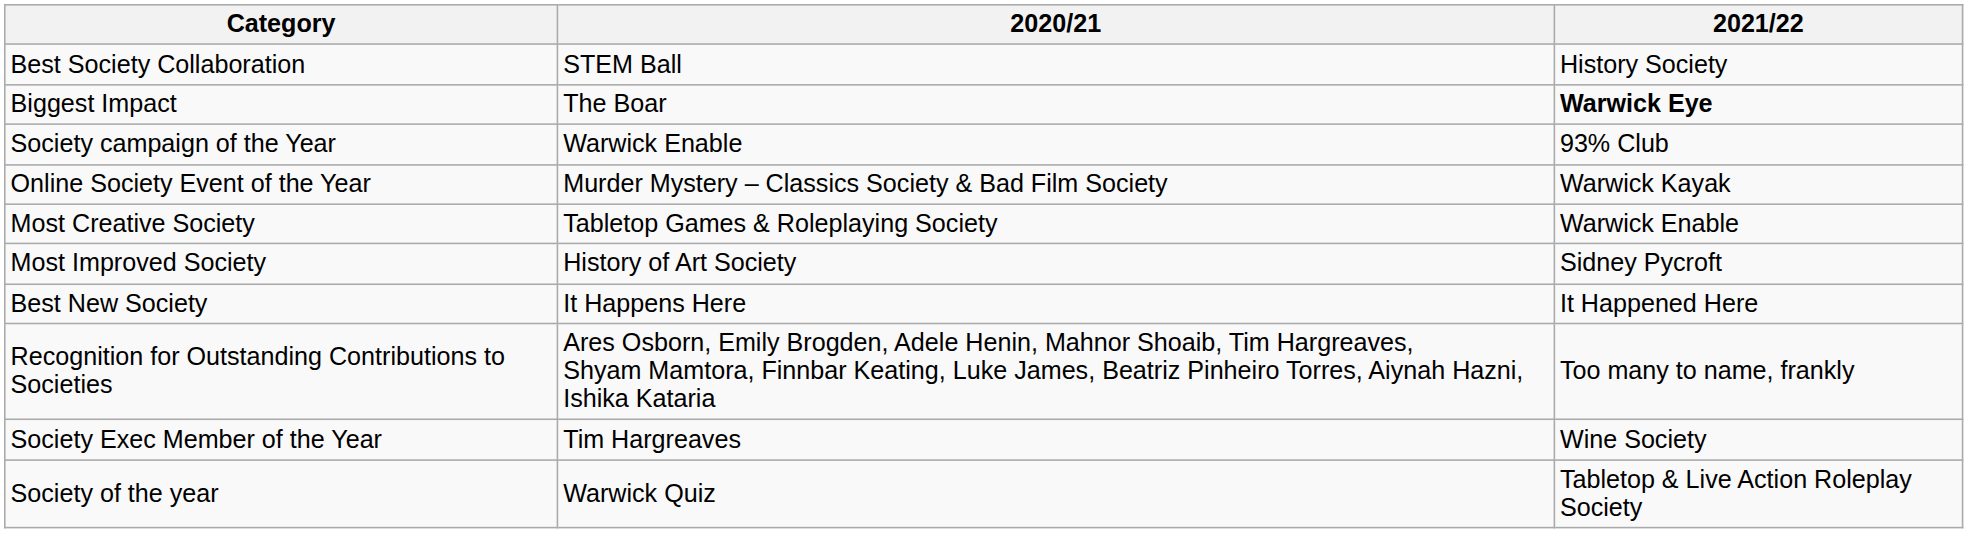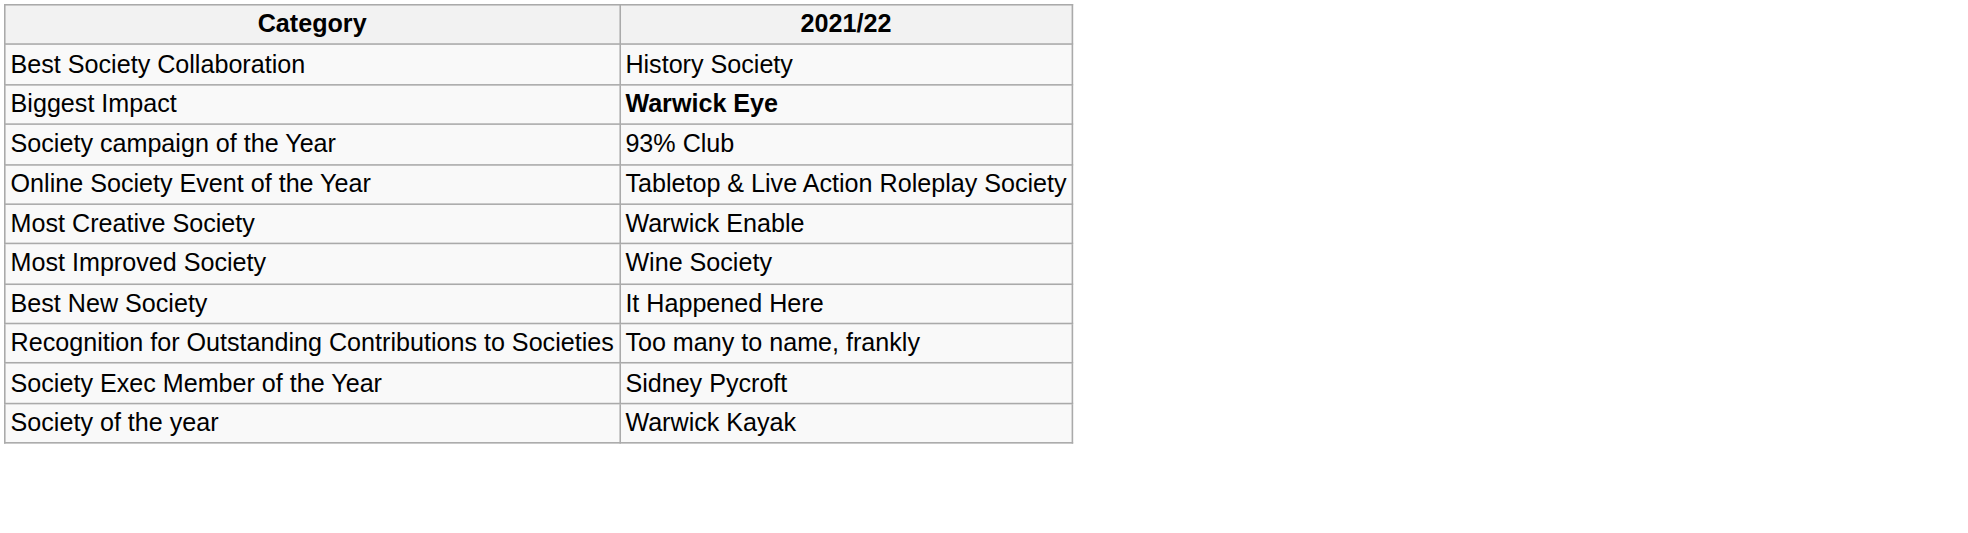- column: (1056, 24)
(1645, 183) Warwick Kayak -> (846, 183) Tabletop & Live Action Roleplay Society
(1641, 263) Sidney Pycroft -> (699, 263) Wine Society
(1633, 439) Wine Society -> (706, 382) Sidney Pycroft
(1736, 493) Tabletop & Live Action Roleplay Society -> (711, 422) Warwick Kayak
